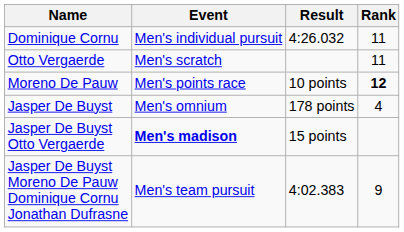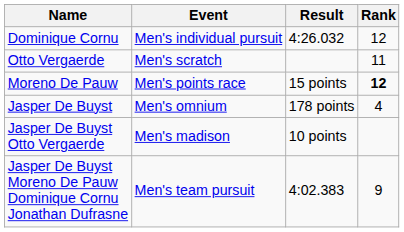(378, 38) 11 -> (378, 38) 12
(318, 83) 10 points -> (318, 83) 15 points
(186, 136) bold -> (182, 136) normal
(318, 136) 15 points -> (318, 136) 10 points
